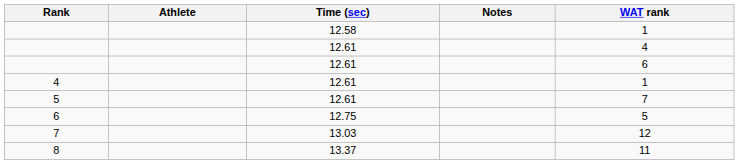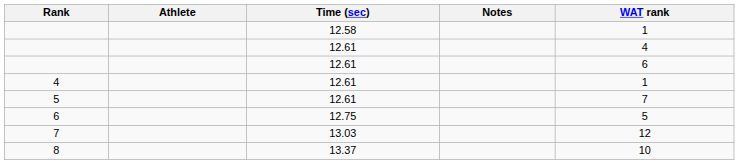(645, 151) 11 -> (645, 151) 10
